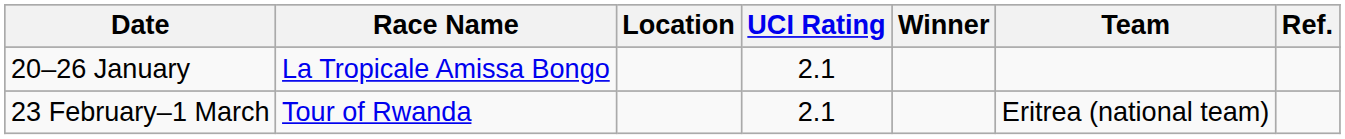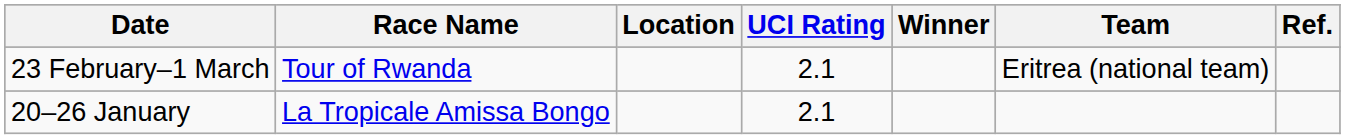rows swapped: (101, 68) <-> (140, 111)
